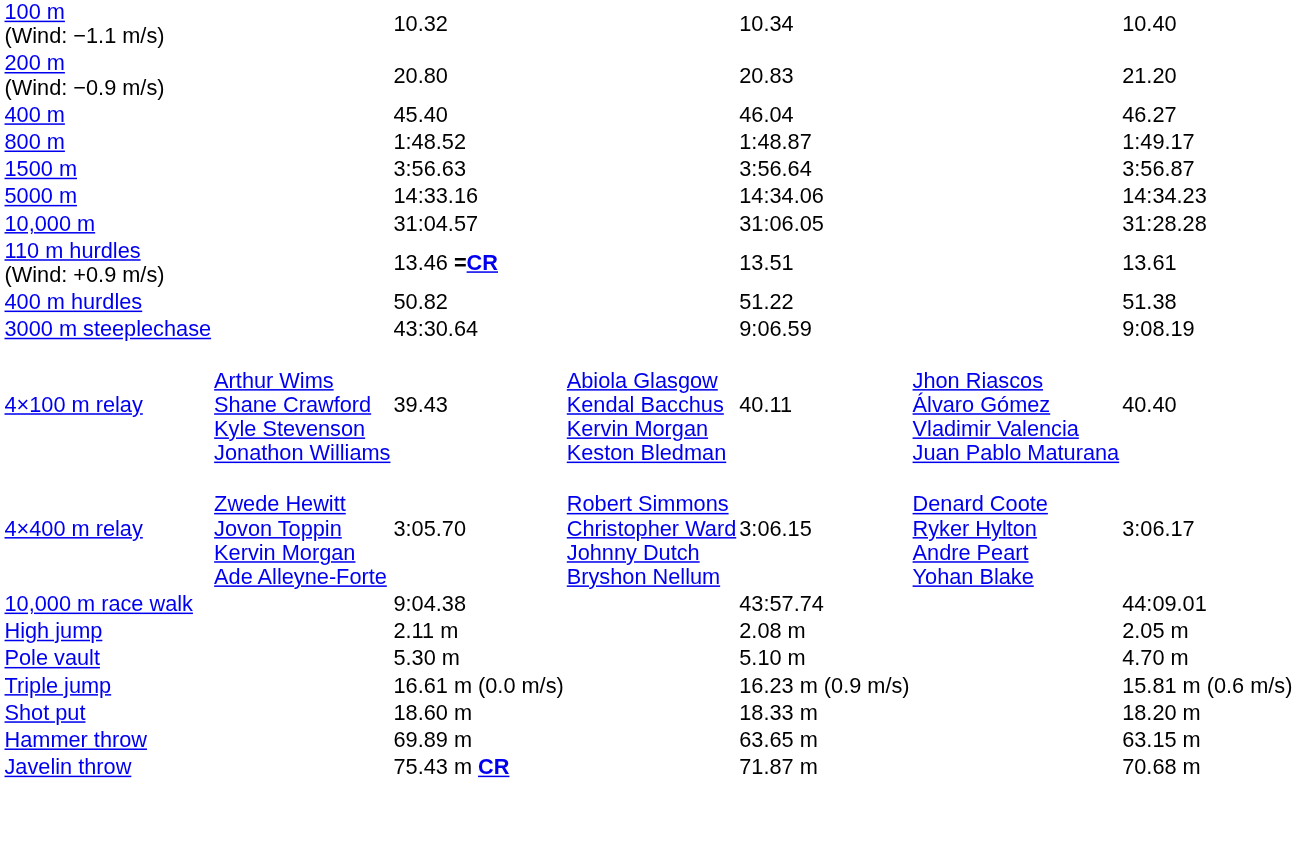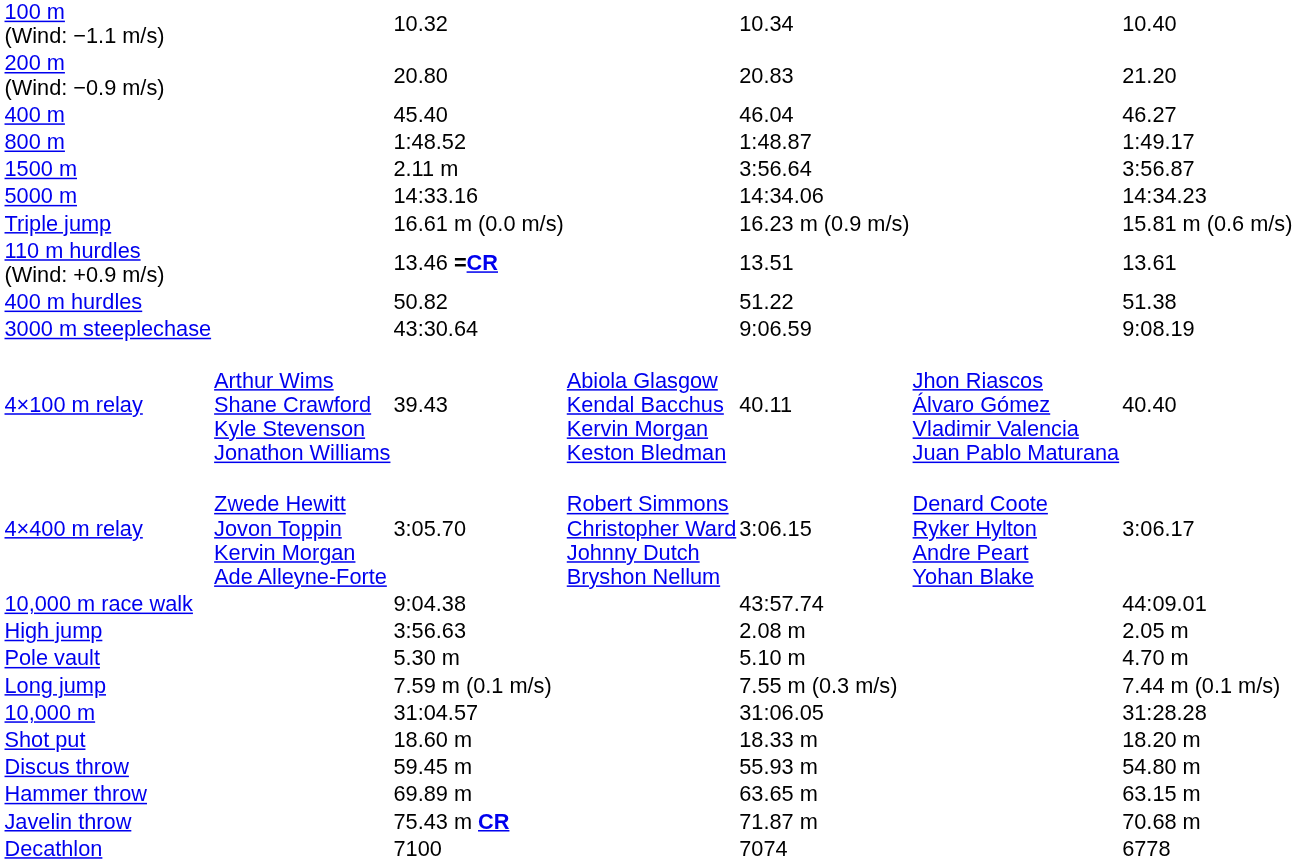(430, 169) 3:56.63 -> (426, 169) 2.11 m
rows swapped: (50, 223) <-> (58, 685)
(426, 631) 2.11 m -> (430, 631) 3:56.63
+ row: (55, 685)
+ row: (67, 767)
+ row: (53, 848)
